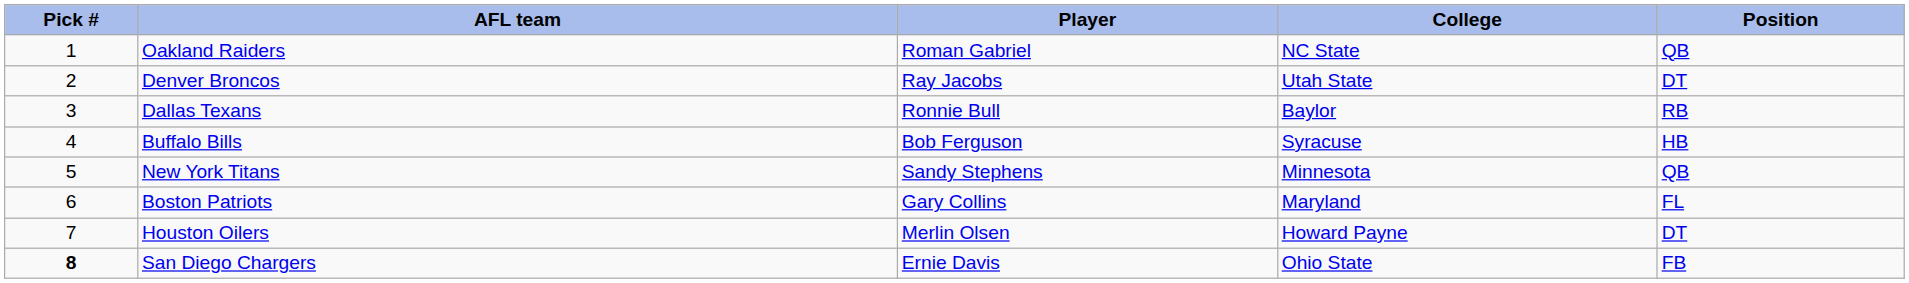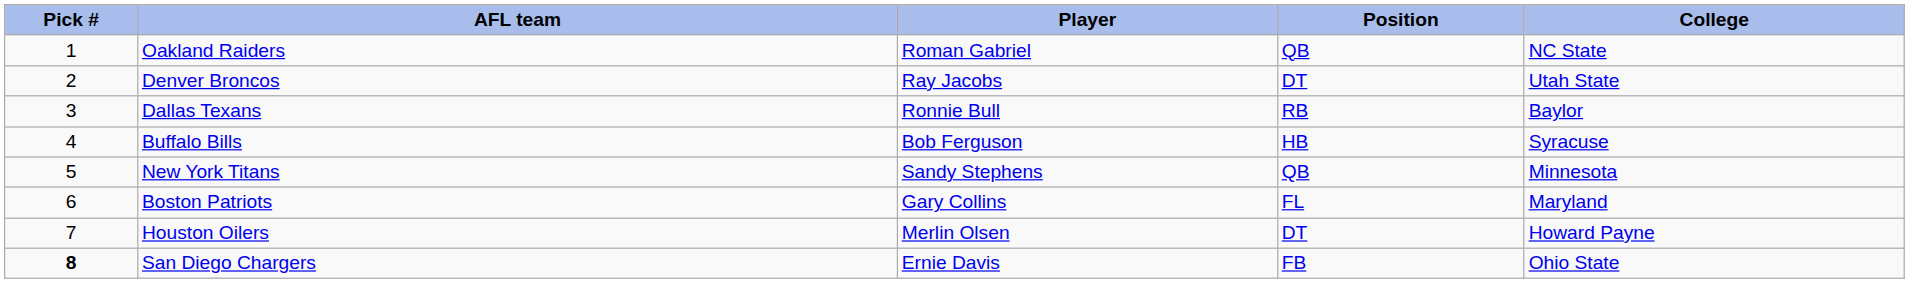columns swapped: (1781, 19) <-> (1467, 19)
